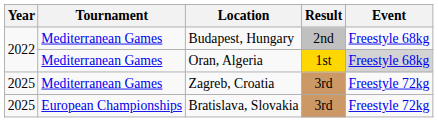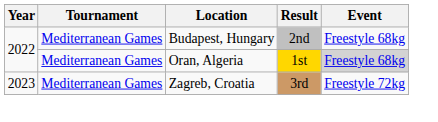(21, 83) 2025 -> (21, 83) 2023
- row: (244, 106)
